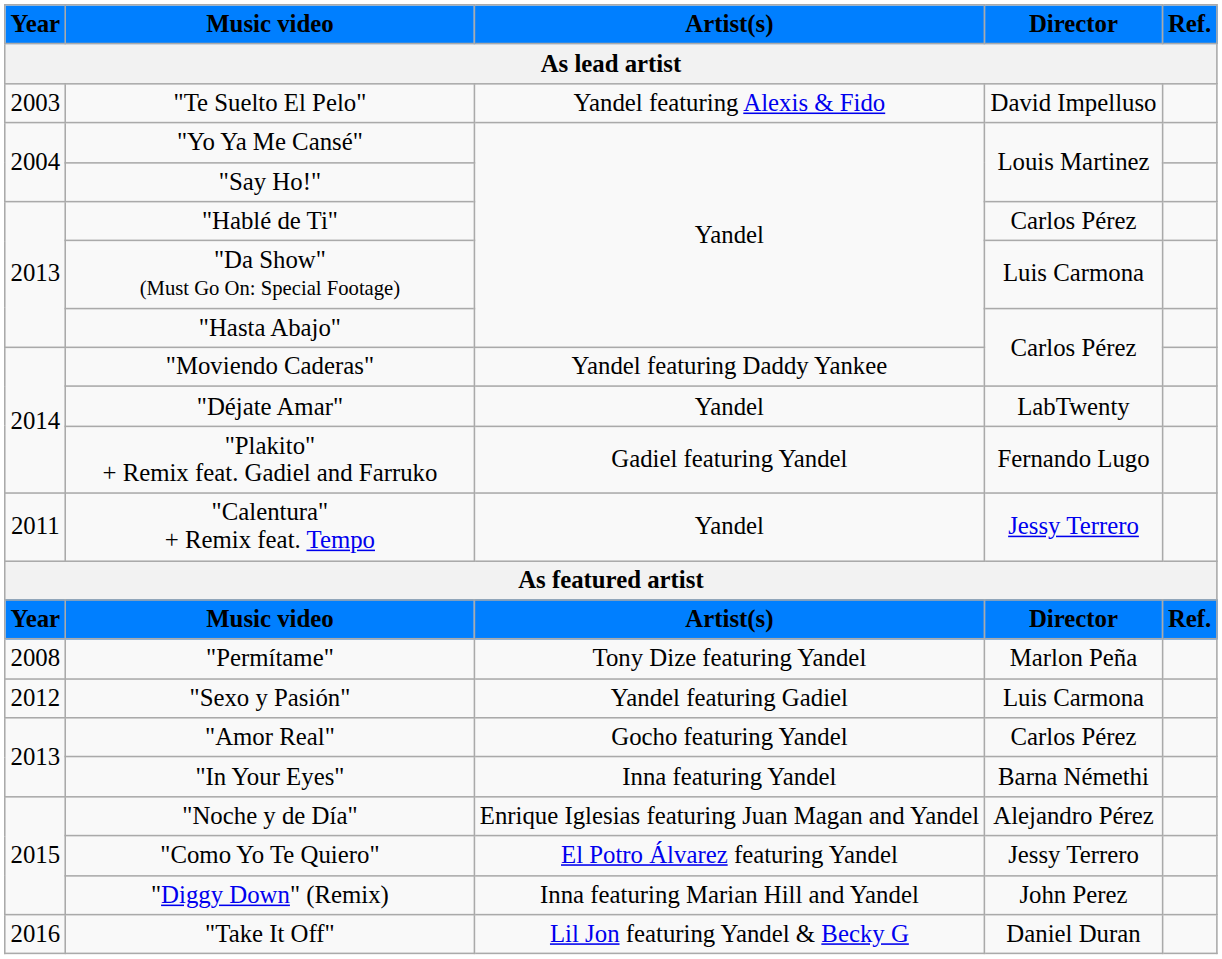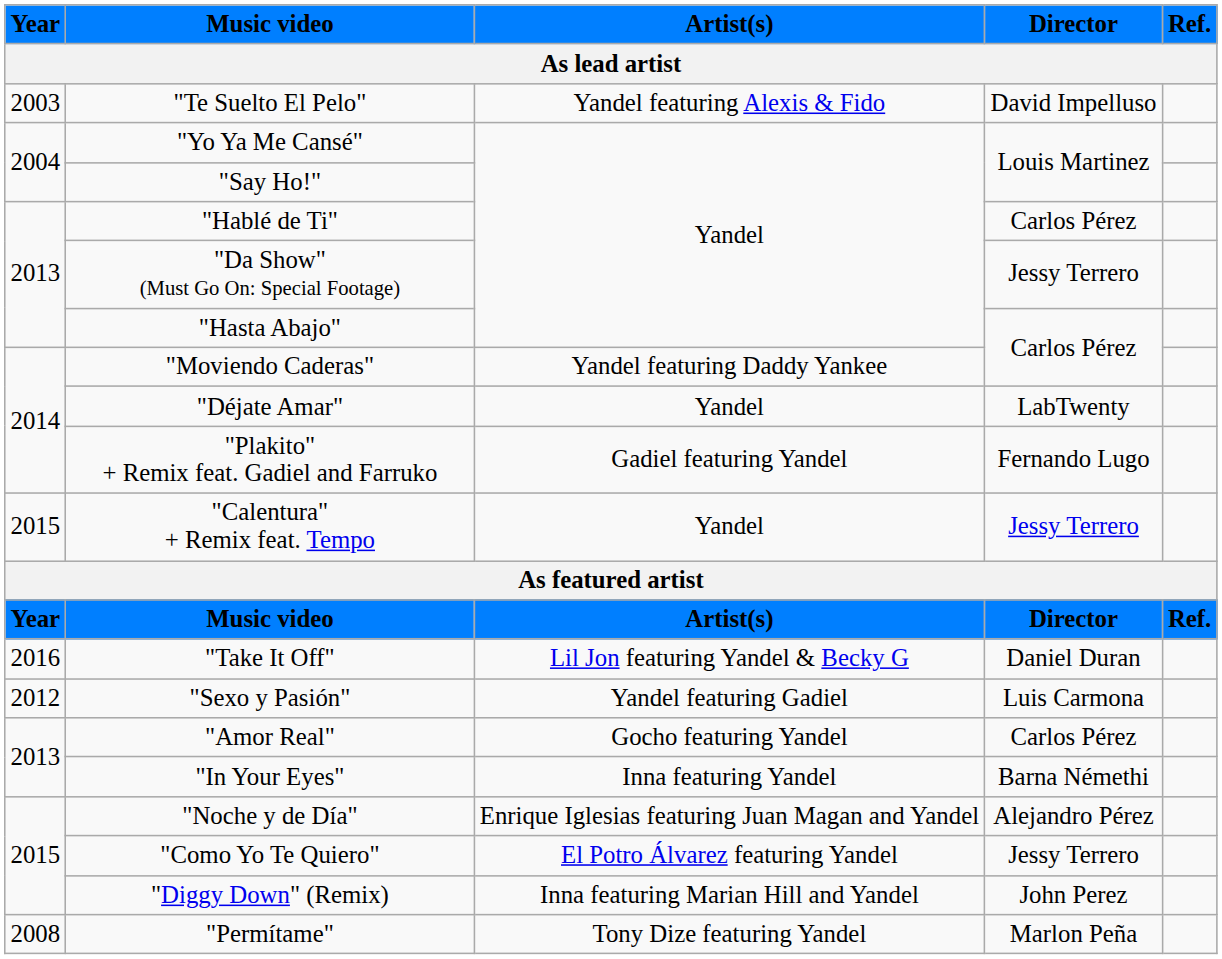(1073, 274) Luis Carmona -> (1073, 274) Jessy Terrero
(35, 526) 2011 -> (35, 526) 2015
rows swapped: (270, 658) <-> (270, 933)
